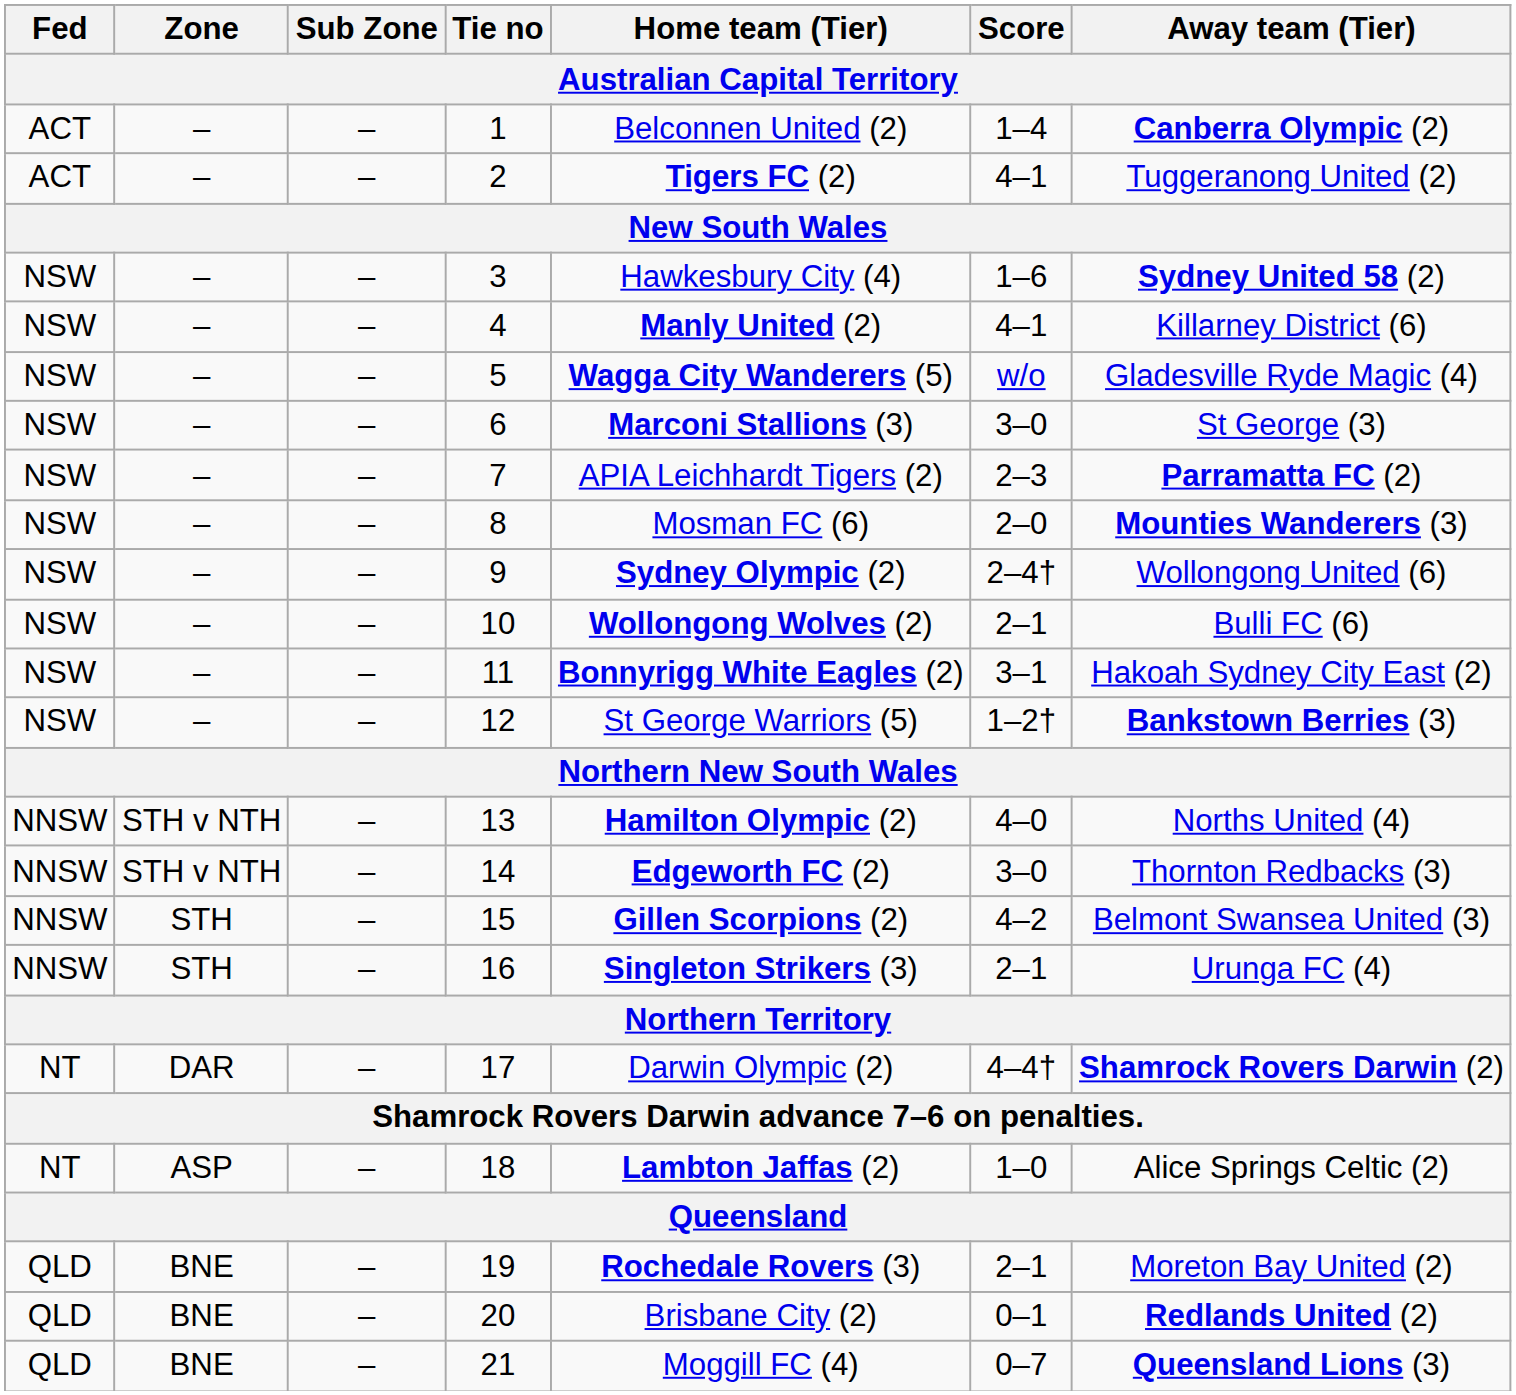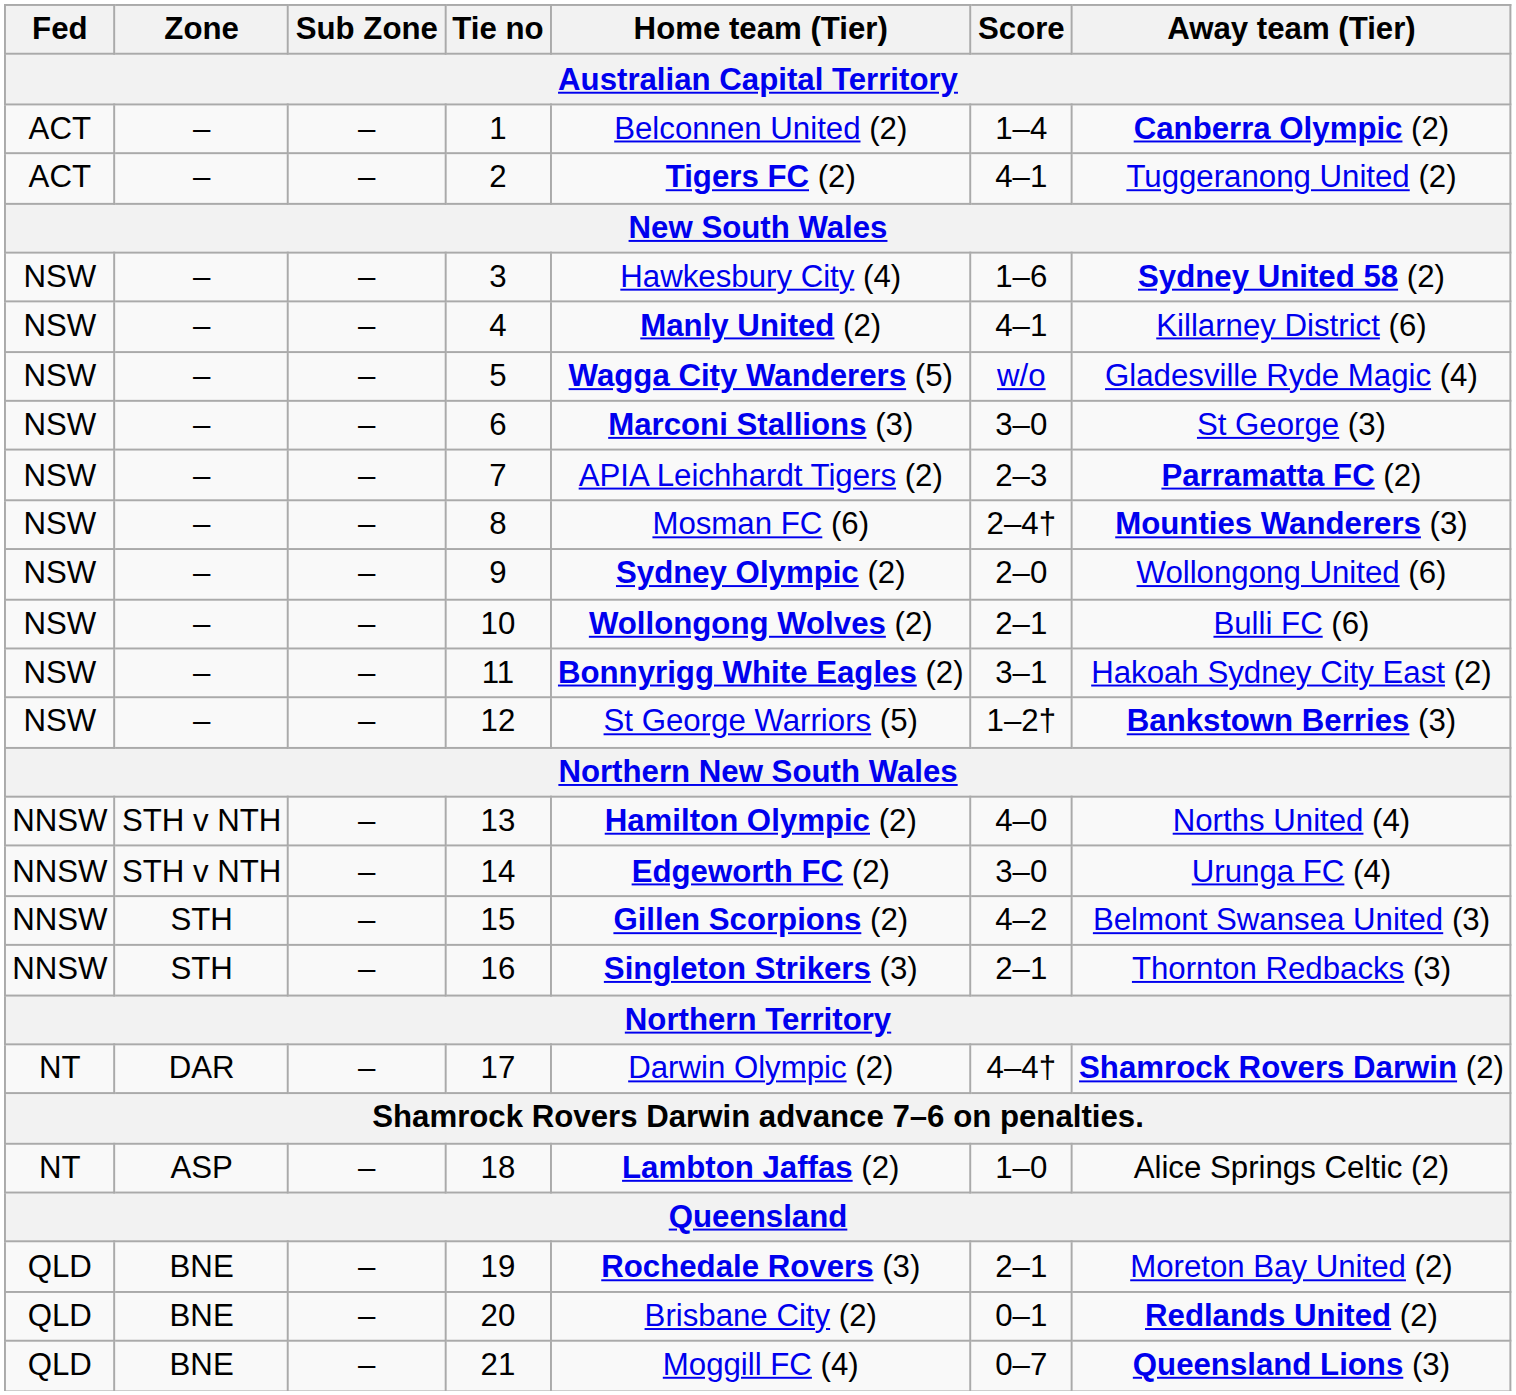(1021, 524) 2–0 -> (1021, 524) 2–4†
(1021, 573) 2–4† -> (1021, 573) 2–0
(1291, 870) Thornton Redbacks (3) -> (1291, 870) Urunga FC (4)
(1291, 969) Urunga FC (4) -> (1291, 969) Thornton Redbacks (3)
